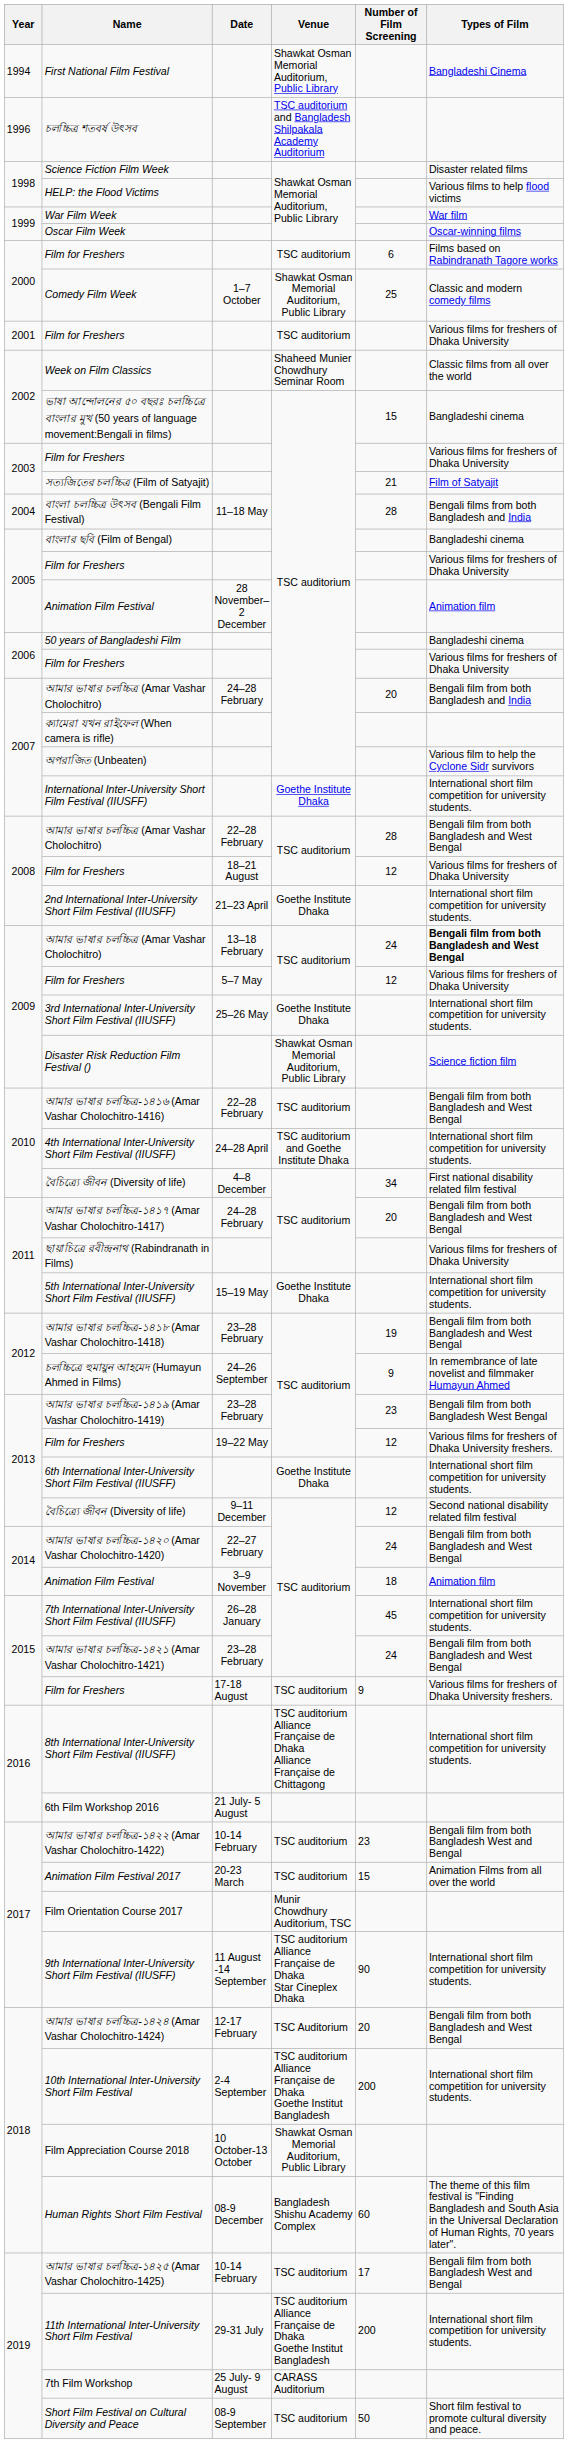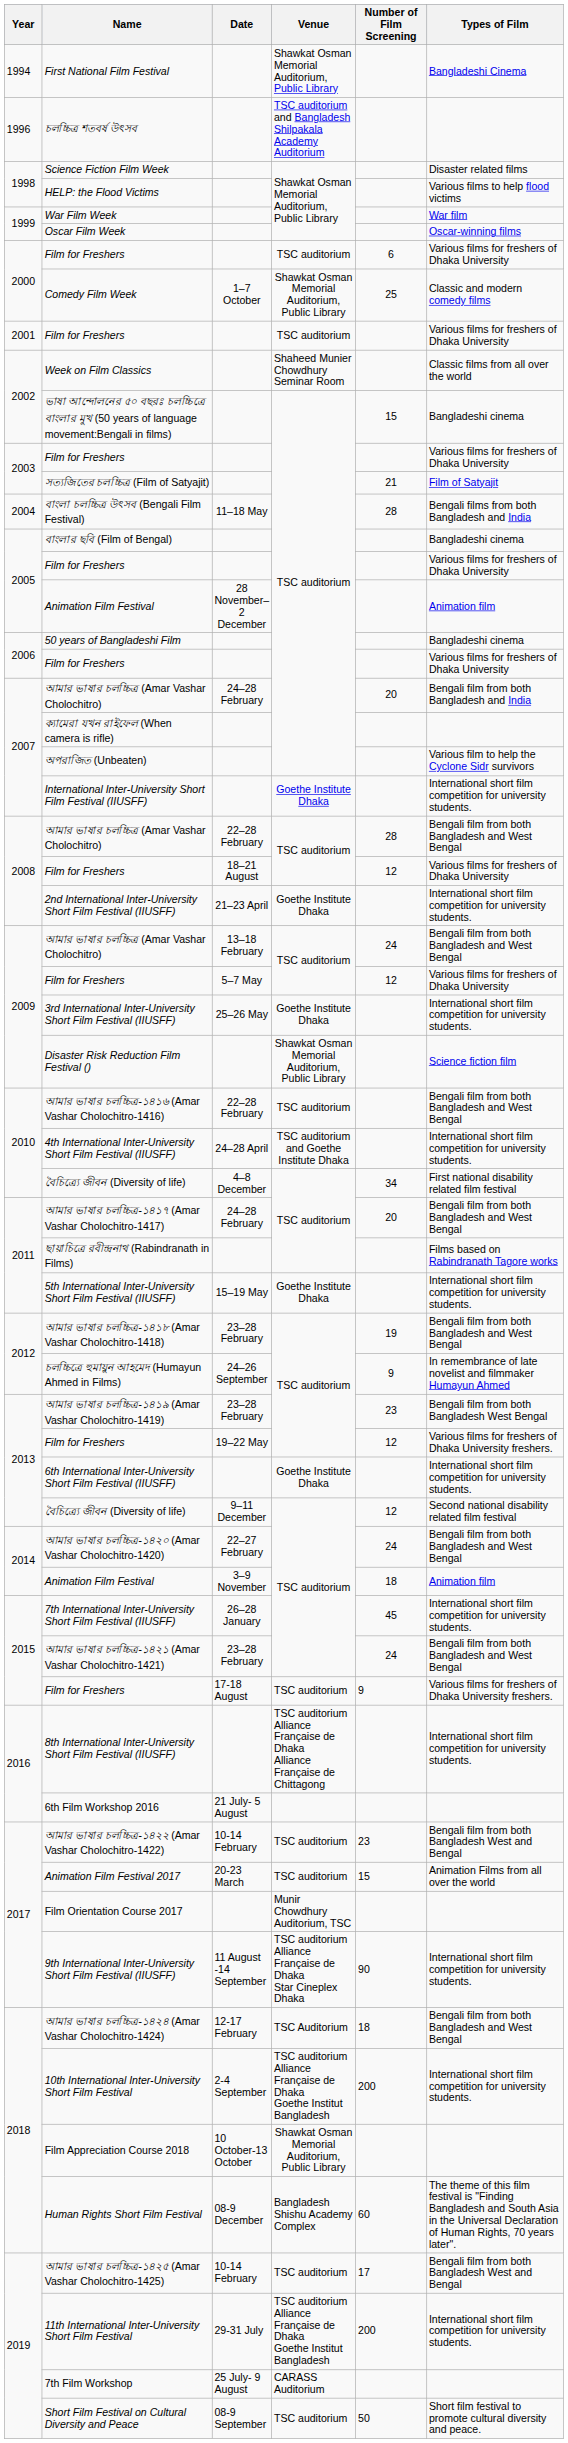(493, 254) Films based on Rabindranath Tagore works -> (493, 254) Various films for freshers of Dhaka University
(485, 946) bold -> (480, 946) normal
(493, 1255) Various films for freshers of Dhaka University -> (493, 1255) Films based on Rabindranath Tagore works
(364, 2028) 20 -> (364, 2028) 18
